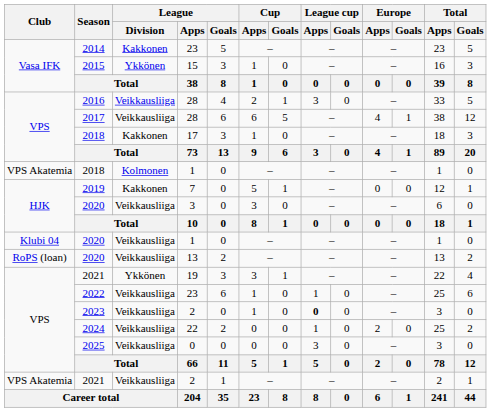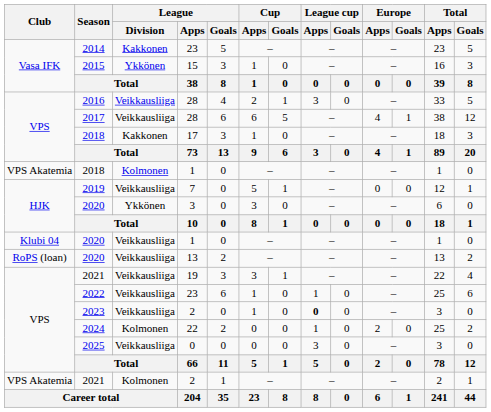(145, 188) Kakkonen -> (145, 188) Veikkausliiga
(145, 205) Veikkausliiga -> (145, 205) Ykkönen
(145, 275) Ykkönen -> (145, 275) Veikkausliiga
(145, 328) Veikkausliiga -> (145, 328) Kolmonen
(145, 380) Veikkausliiga -> (145, 380) Kolmonen
